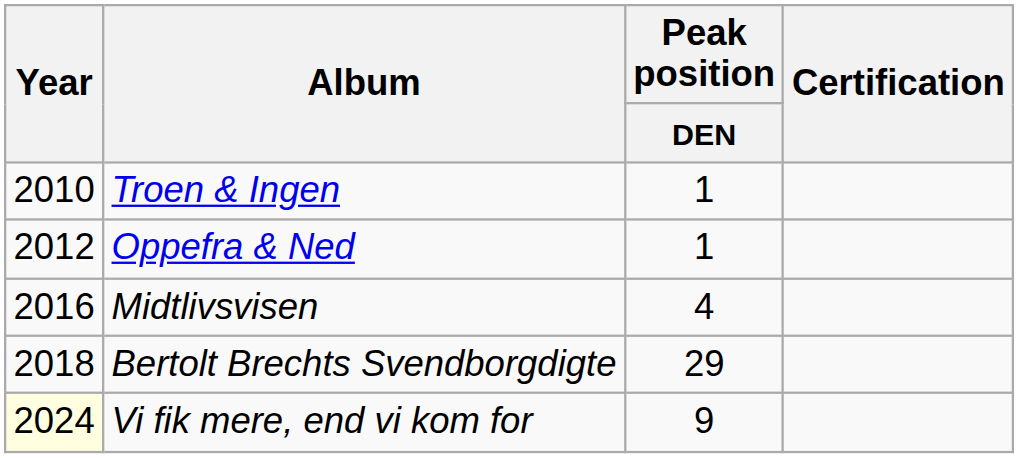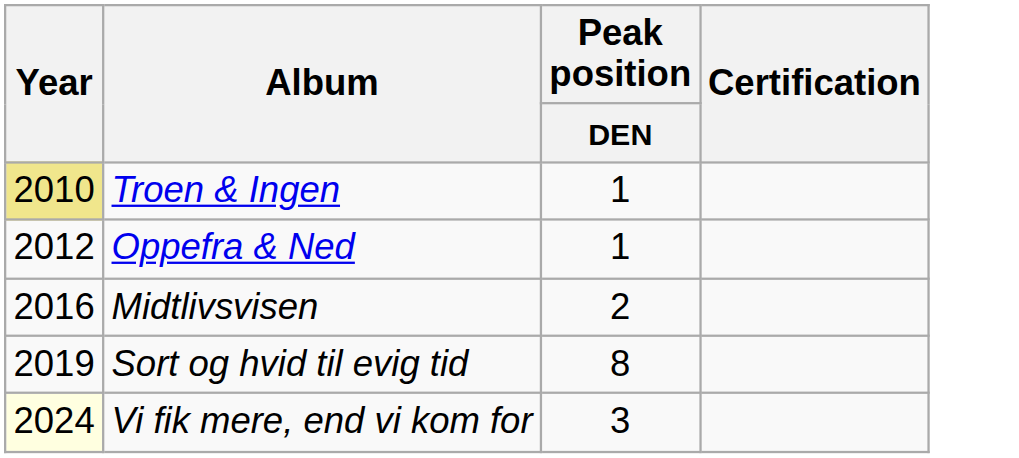(54, 190) no background -> (54, 190) khaki background
(704, 305) 4 -> (620, 305) 2
- row: (364, 363)
+ row: (290, 363)
(704, 421) 9 -> (620, 421) 3
